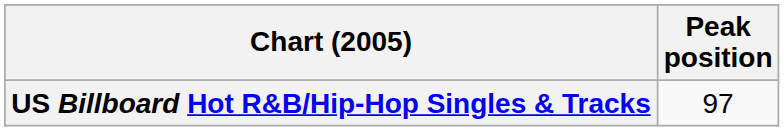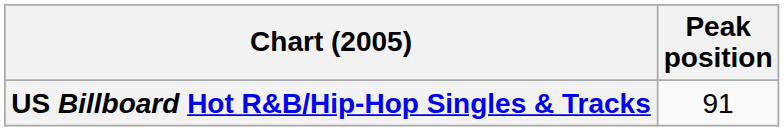(718, 102) 97 -> (718, 102) 91
